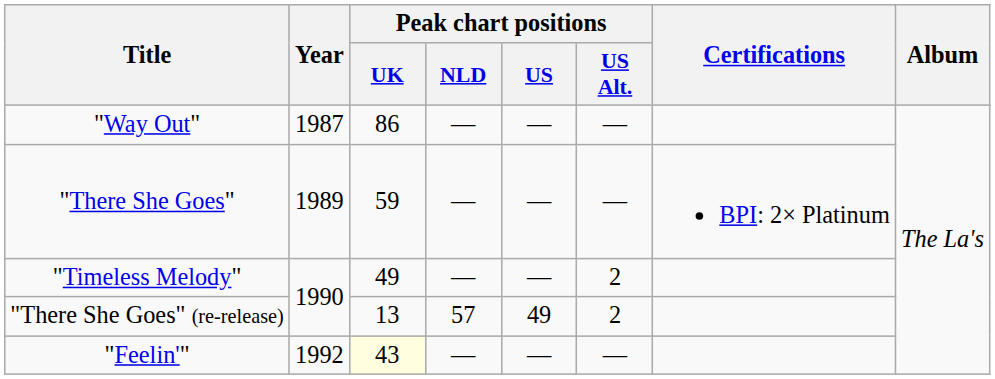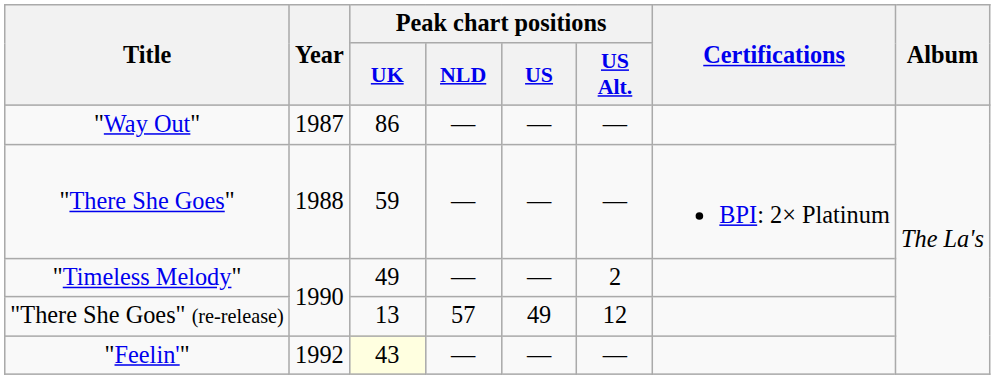(319, 200) 1989 -> (319, 200) 1988
(615, 316) 2 -> (615, 316) 12
